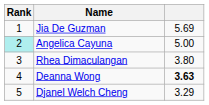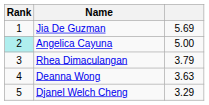(184, 60) 3.80 -> (184, 60) 3.79
(184, 76) bold -> (184, 76) normal
